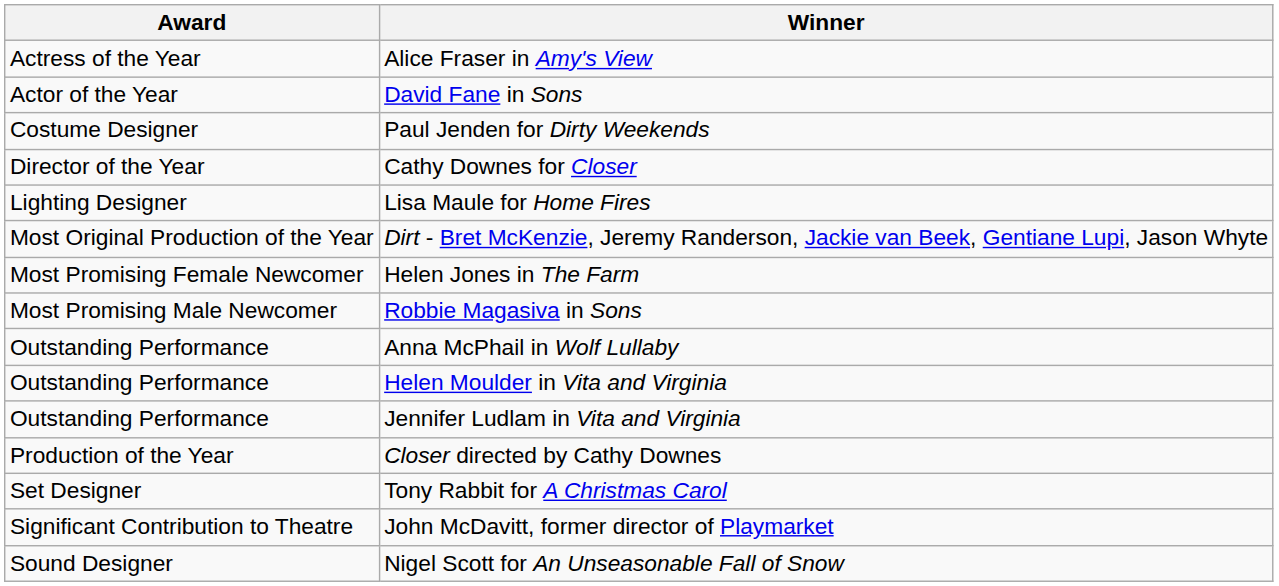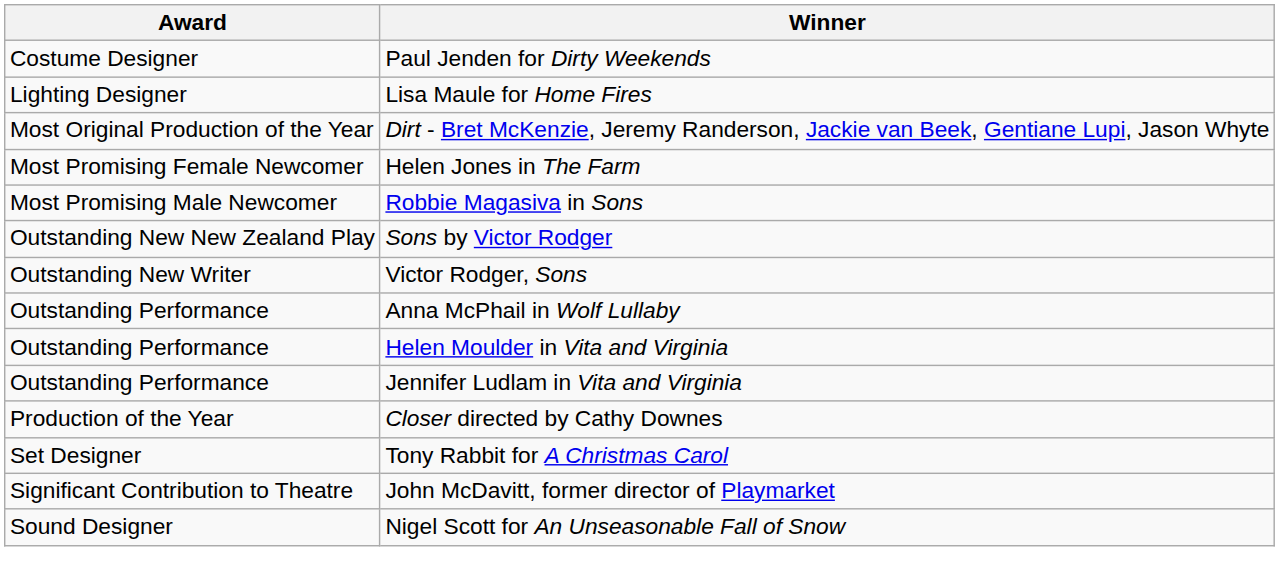- row: (518, 58)
- row: (483, 94)
- row: (510, 166)
+ row: (499, 238)
+ row: (486, 274)
